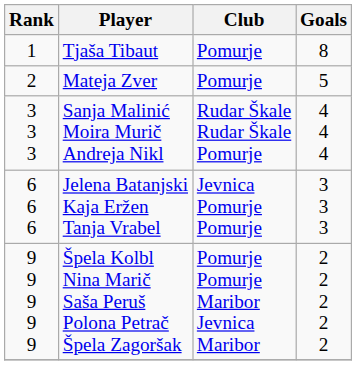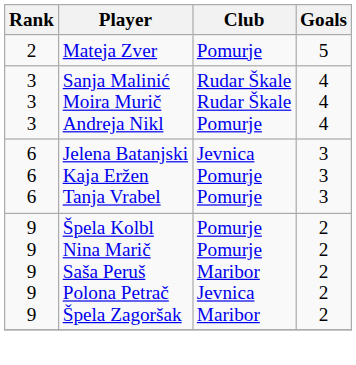- row: (110, 50)
